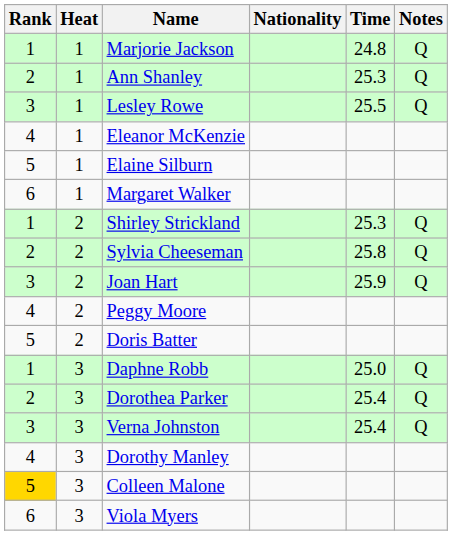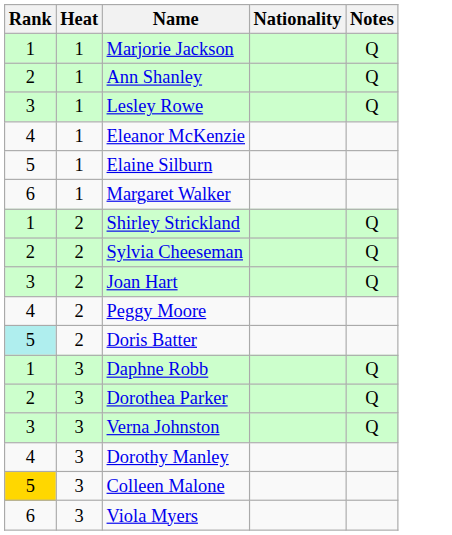- column: (370, 19)
(30, 340) no background -> (30, 340) paleturquoise background
